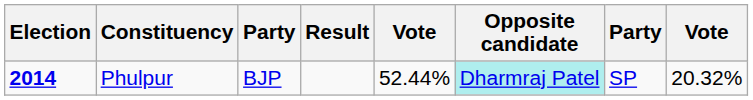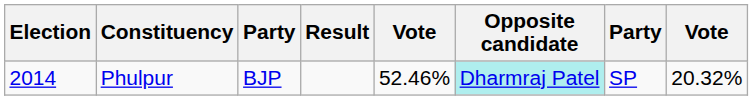(33, 77) bold -> (33, 77) normal
(414, 77) 52.44% -> (414, 77) 52.46%
